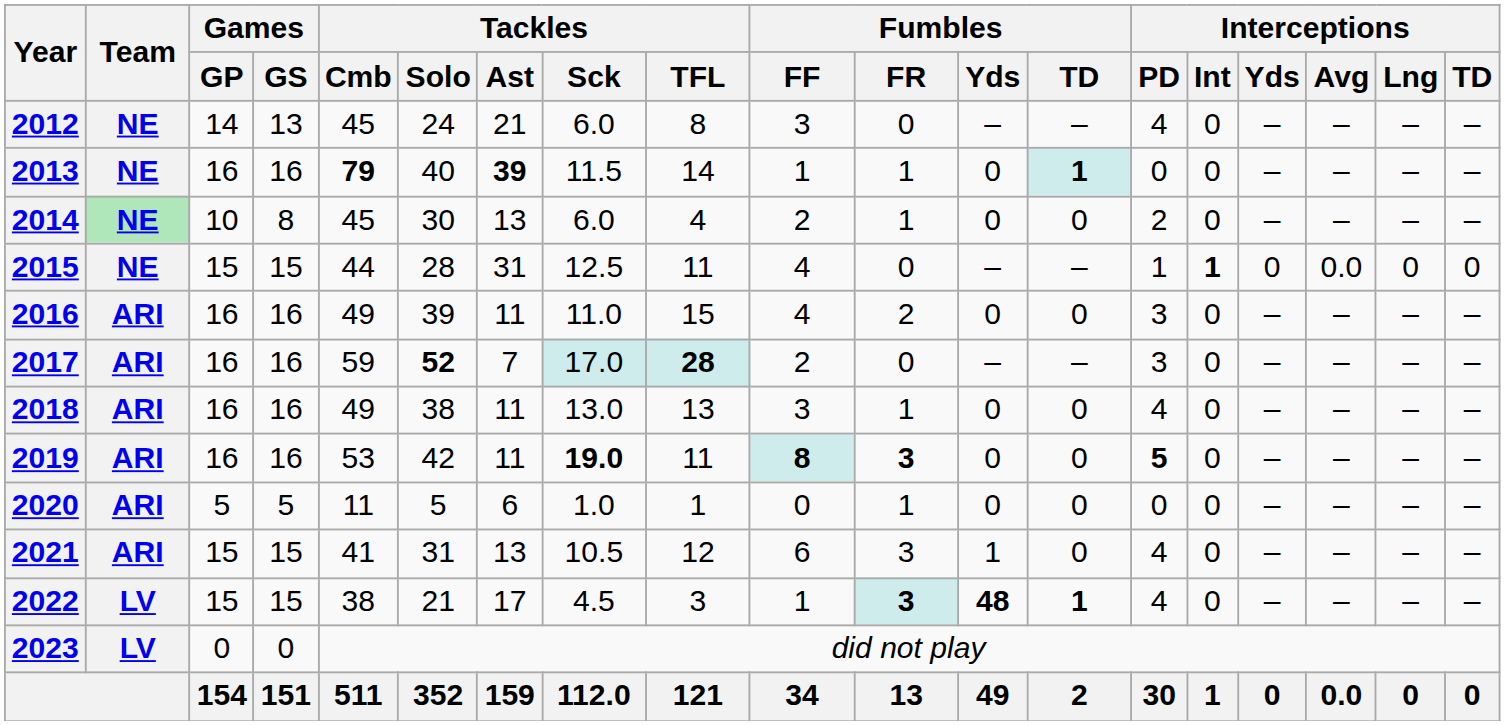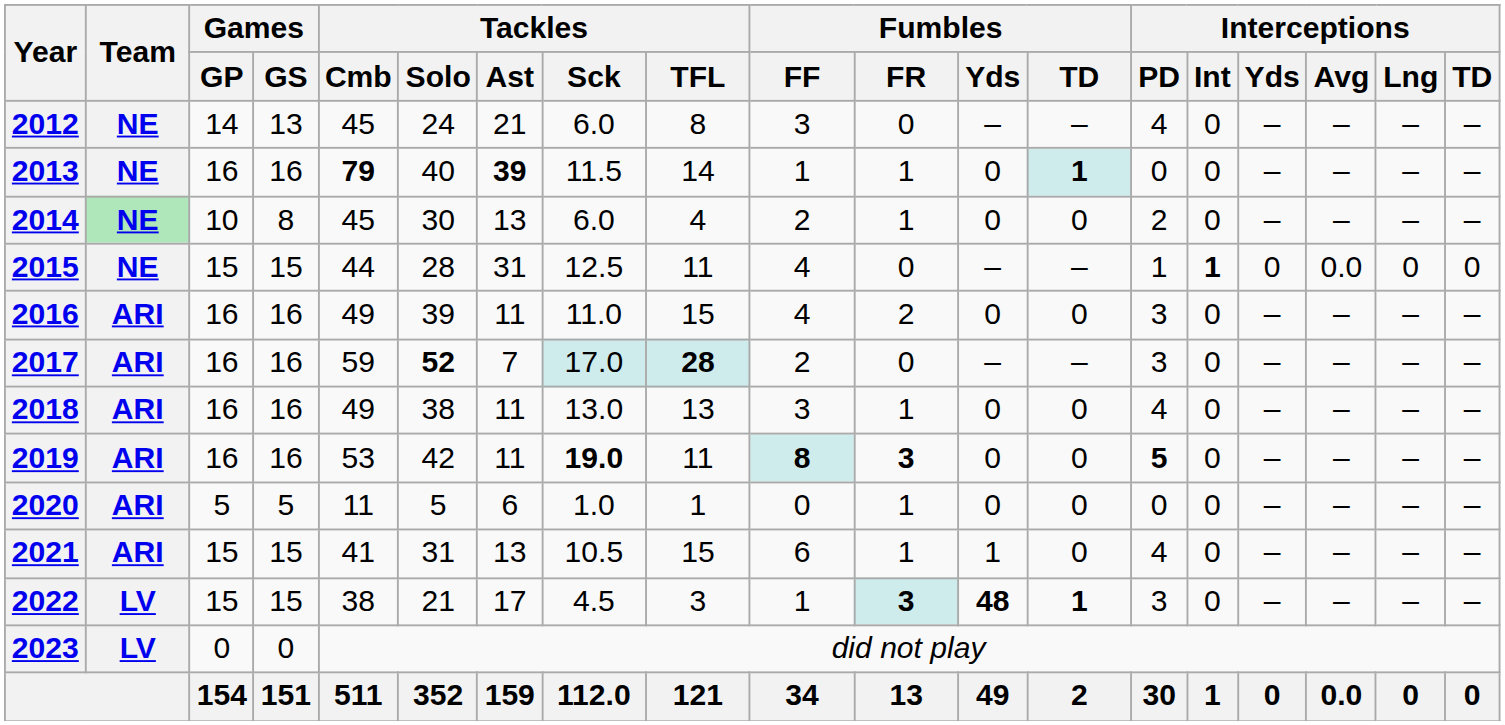(698, 553) 12 -> (698, 553) 15
(906, 553) 3 -> (906, 553) 1
(1159, 600) 4 -> (1159, 600) 3
